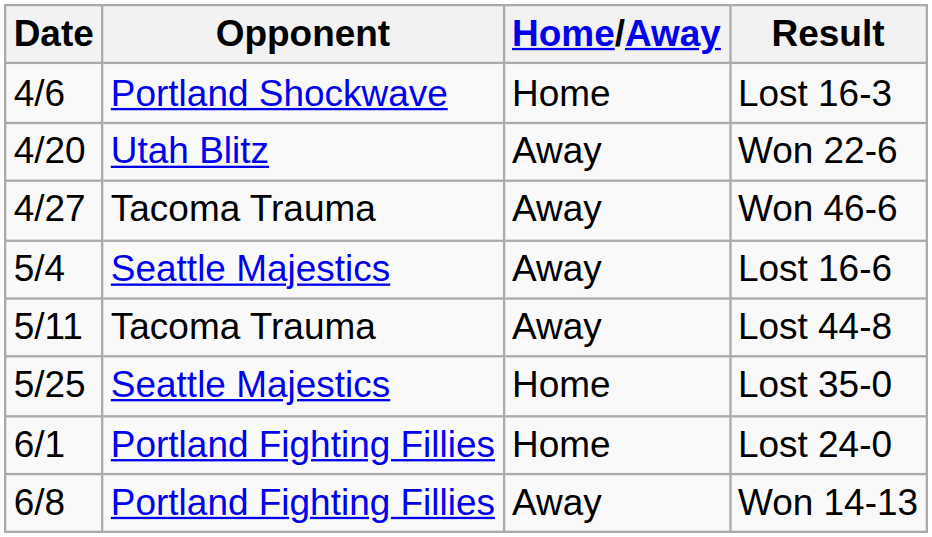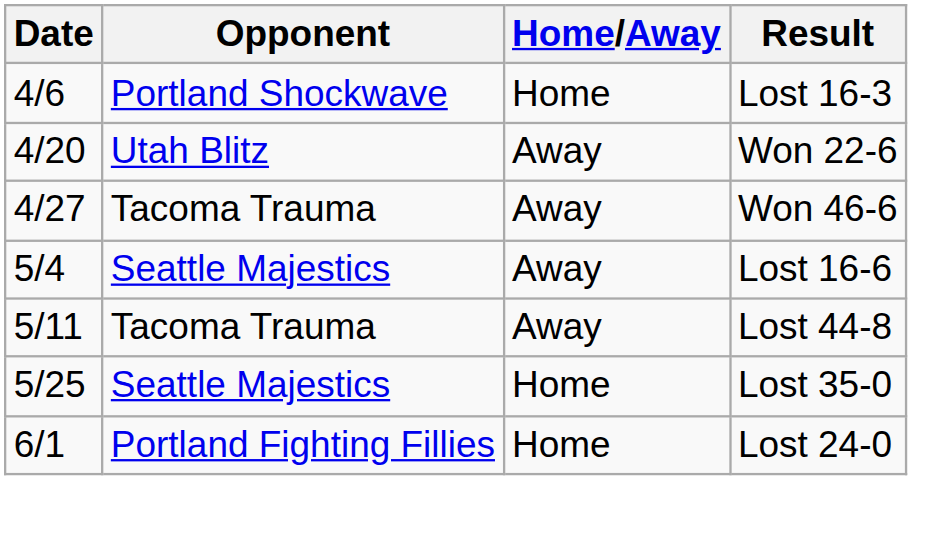- row: (828, 502)
